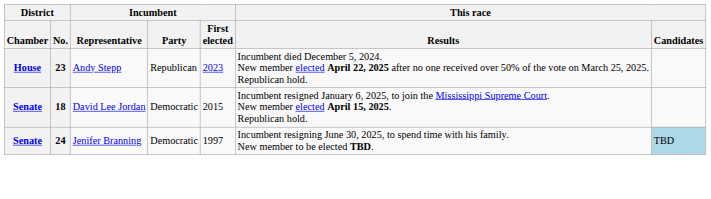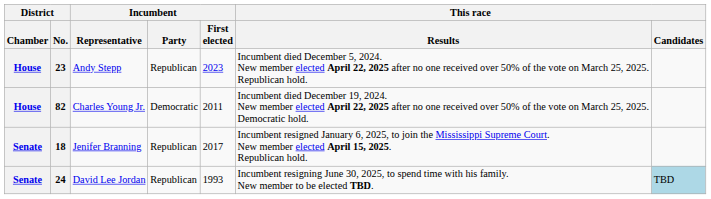+ row: (60, 107)
(109, 107) David Lee Jordan -> (107, 146) Jenifer Branning
(174, 107) Democratic -> (174, 146) Republican
(213, 107) 2015 -> (213, 146) 2017
(107, 140) Jenifer Branning -> (109, 180) David Lee Jordan
(174, 140) Democratic -> (174, 180) Republican
(213, 140) 1997 -> (213, 180) 1993
